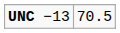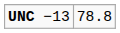(94, 17) 70.5 -> (94, 17) 78.8
